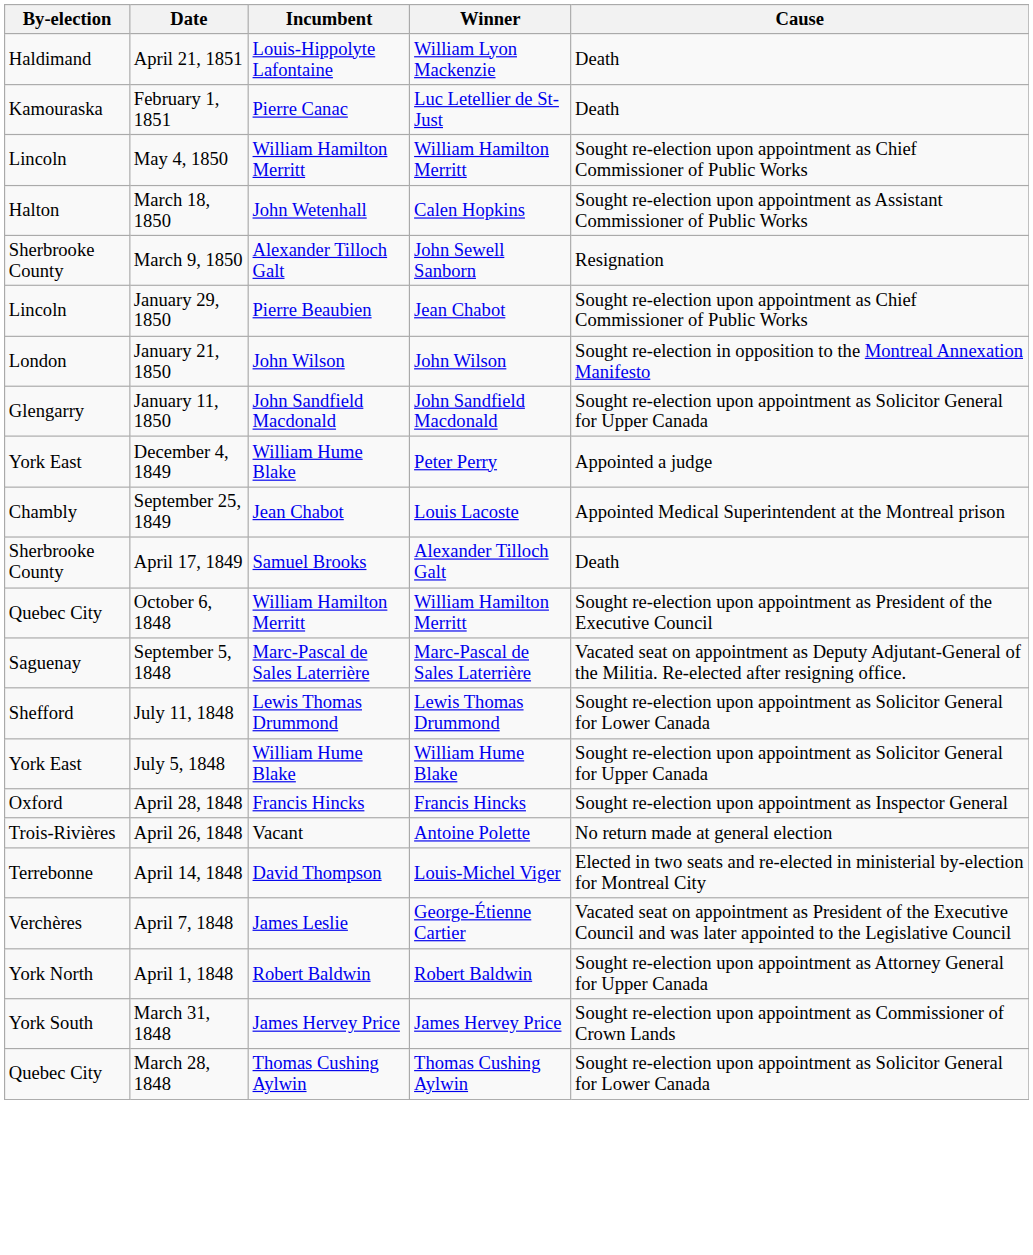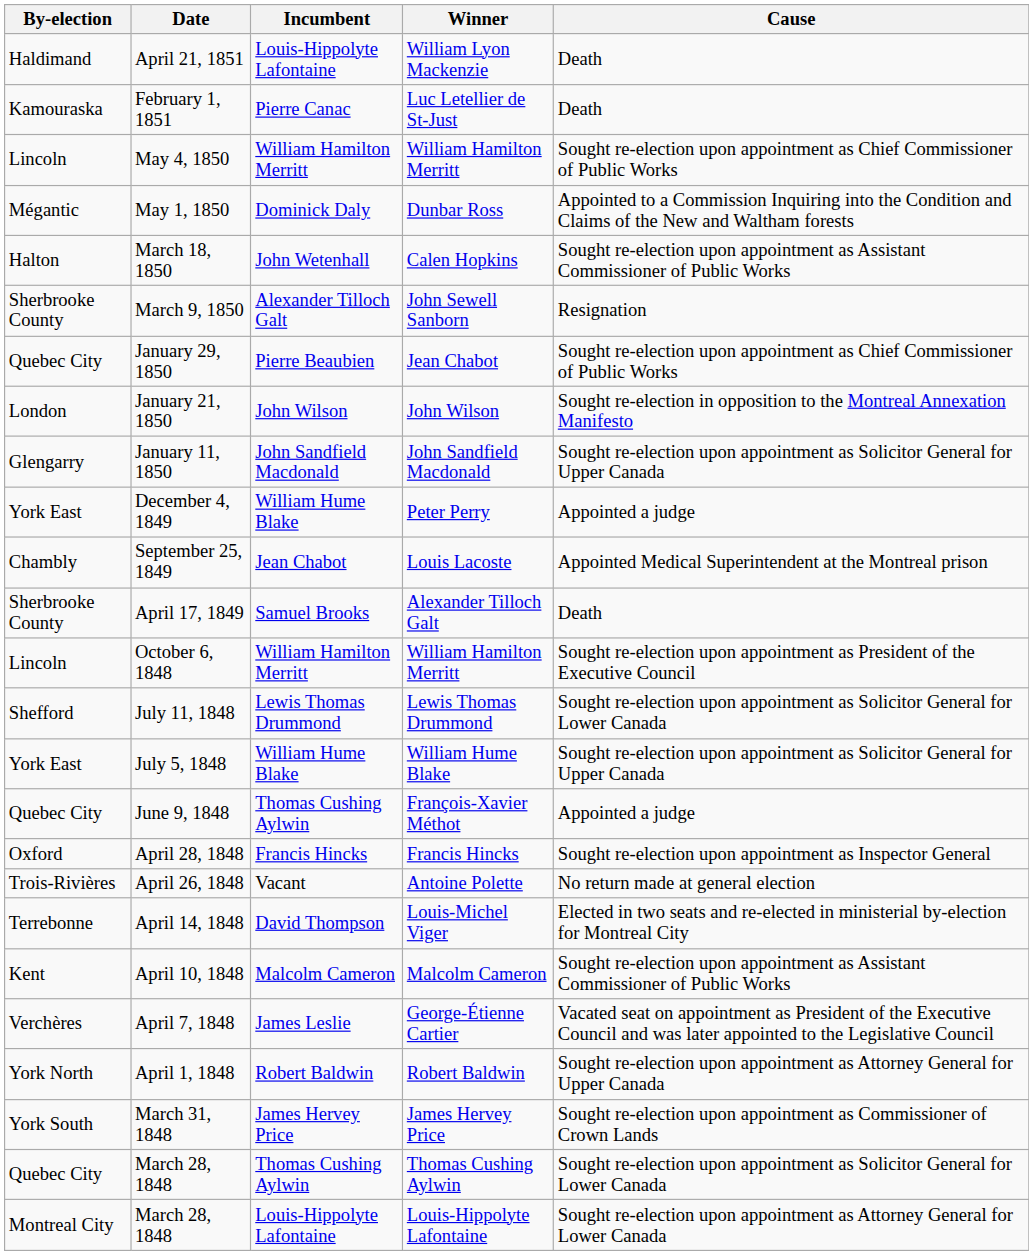+ row: (182, 210)
(38, 310) Lincoln -> (56, 360) Quebec City
(56, 612) Quebec City -> (38, 662) Lincoln
- row: (183, 662)
+ row: (182, 813)
+ row: (189, 973)
+ row: (173, 1224)
